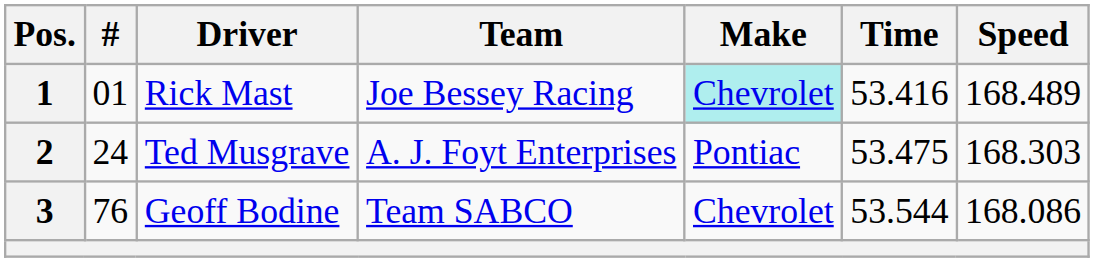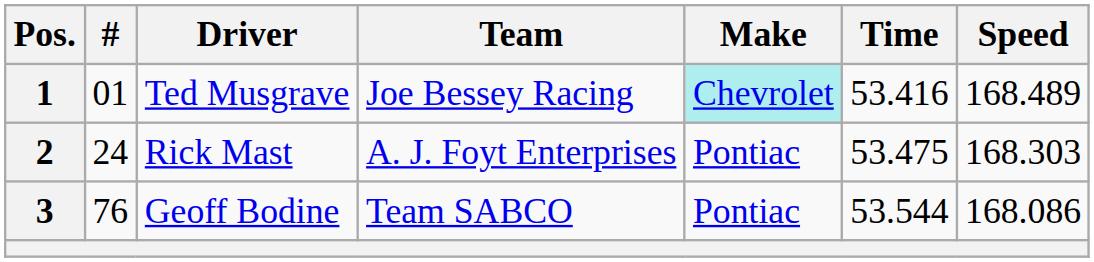(219, 93) Rick Mast -> (247, 93) Ted Musgrave
(247, 151) Ted Musgrave -> (219, 151) Rick Mast
(763, 210) Chevrolet -> (747, 210) Pontiac
